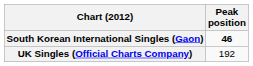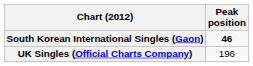(227, 54) 192 -> (227, 54) 196
